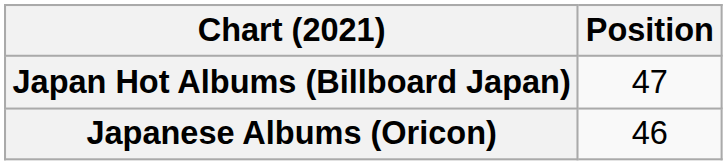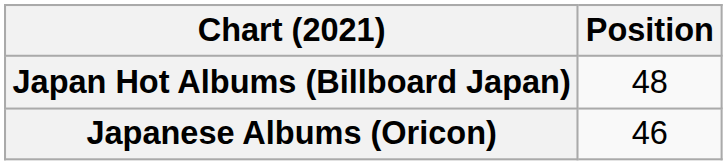(650, 81) 47 -> (650, 81) 48
